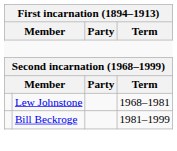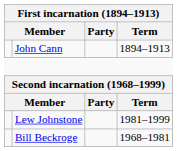+ row: (39, 48)
(145, 102) 1968–1981 -> (145, 119) 1981–1999
(145, 119) 1981–1999 -> (145, 137) 1968–1981
